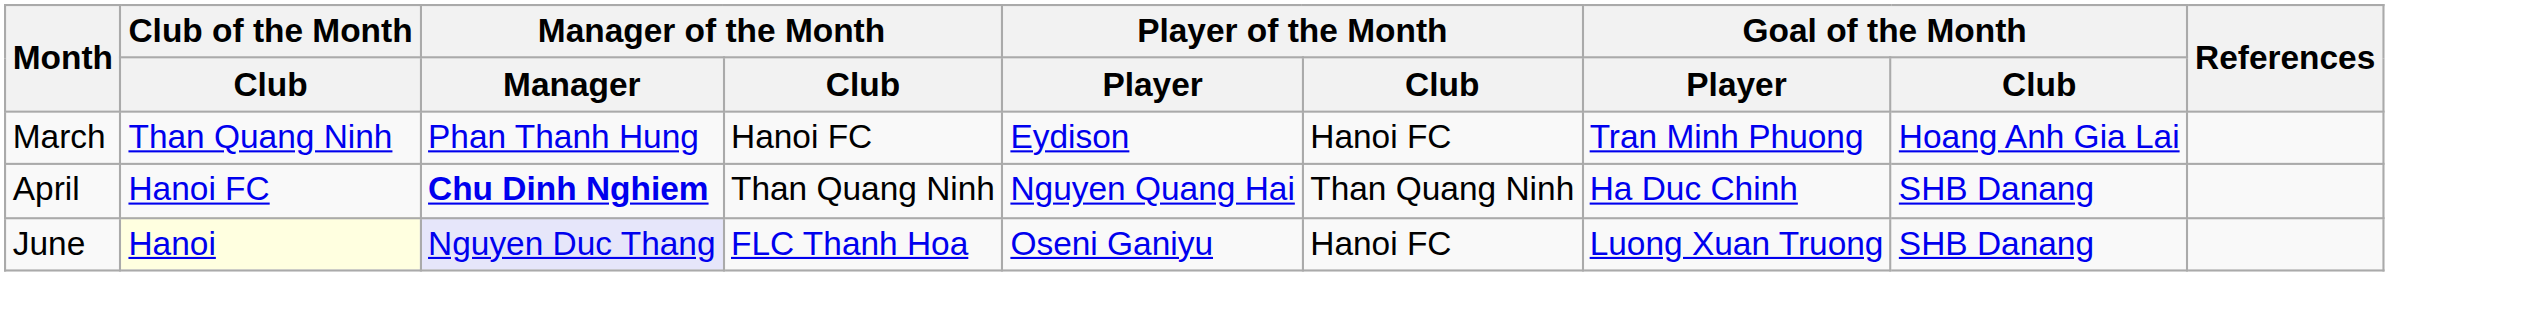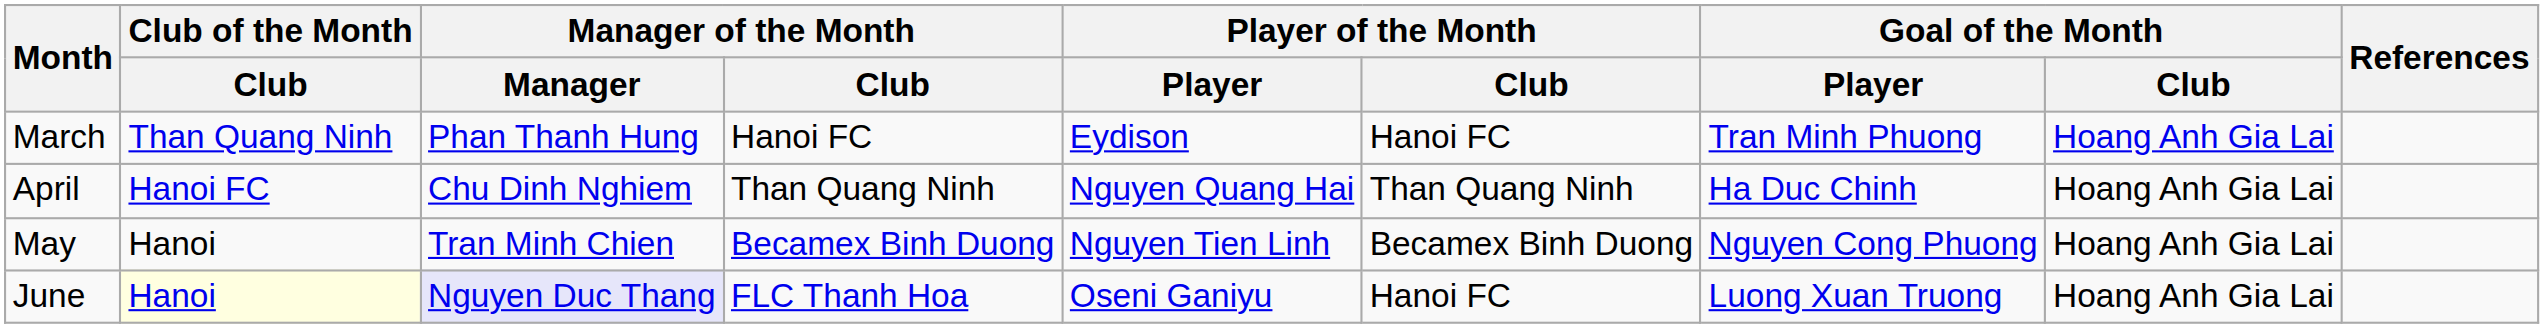(568, 190) bold -> (560, 190) normal
(1996, 190) SHB Danang -> (2193, 190) Hoang Anh Gia Lai
+ row: (44, 243)
(1996, 243) SHB Danang -> (2193, 296) Hoang Anh Gia Lai
